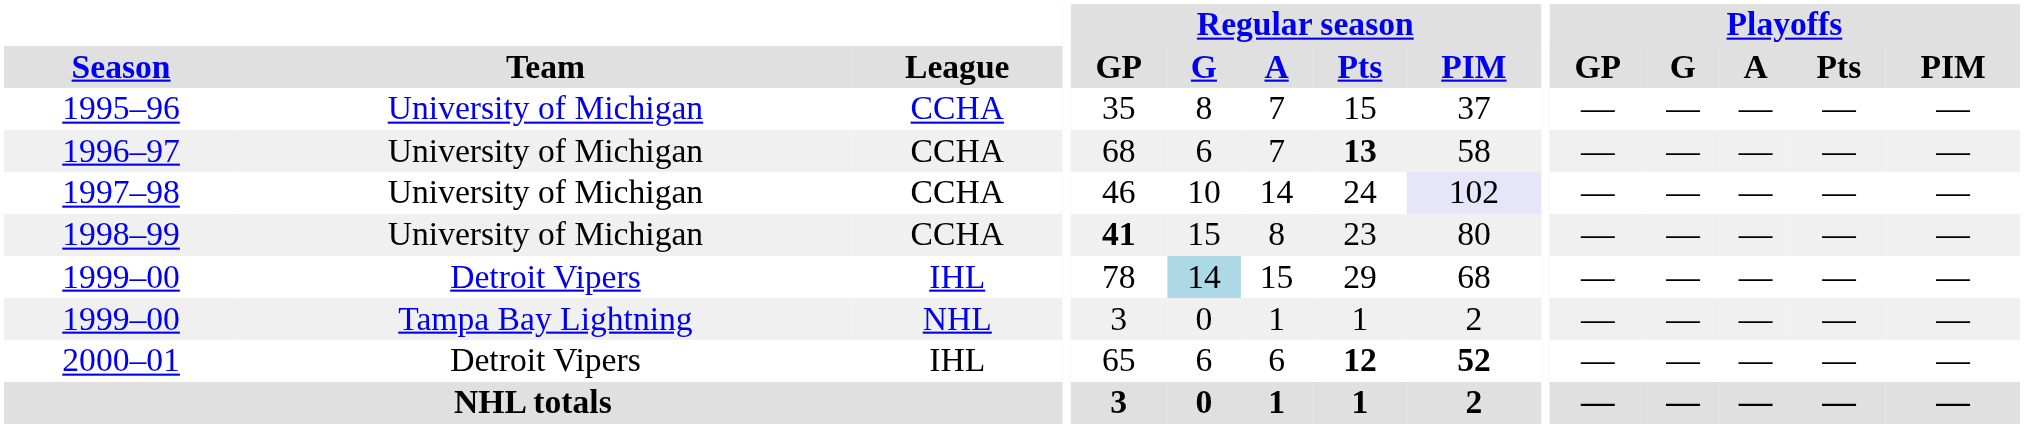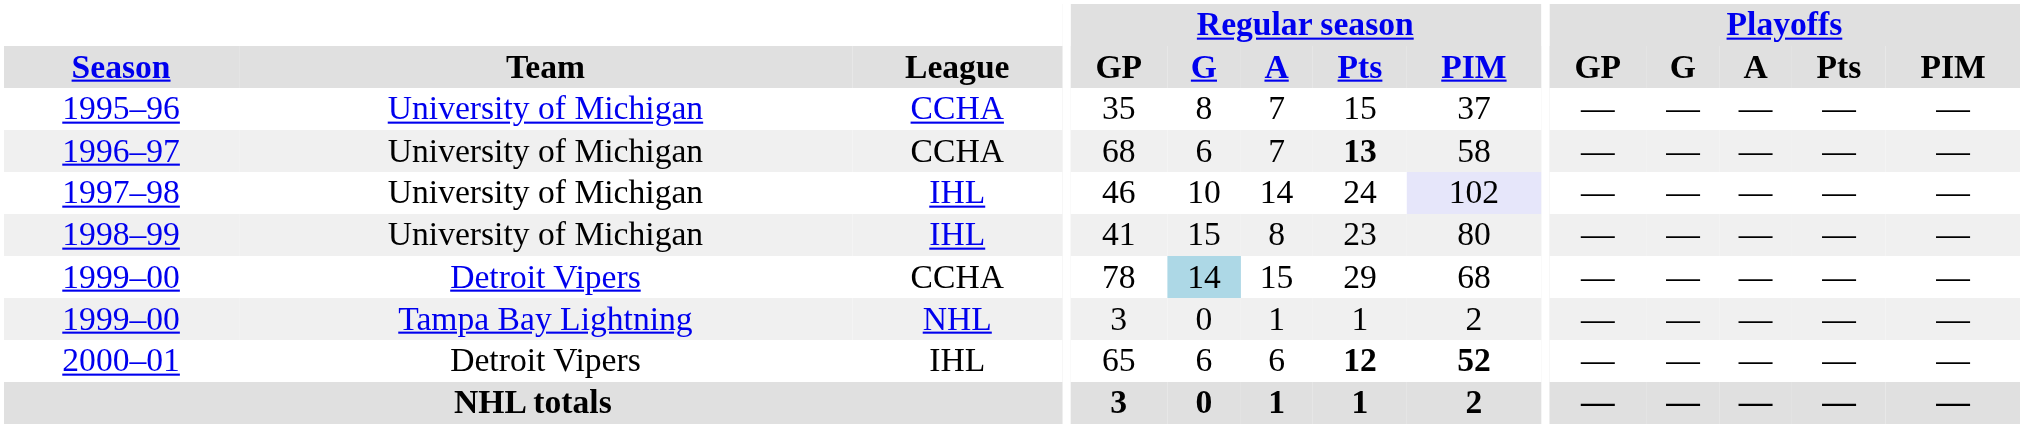(957, 192) CCHA -> (957, 192) IHL
(957, 234) CCHA -> (957, 234) IHL
(1119, 234) bold -> (1119, 234) normal
(957, 276) IHL -> (957, 276) CCHA
